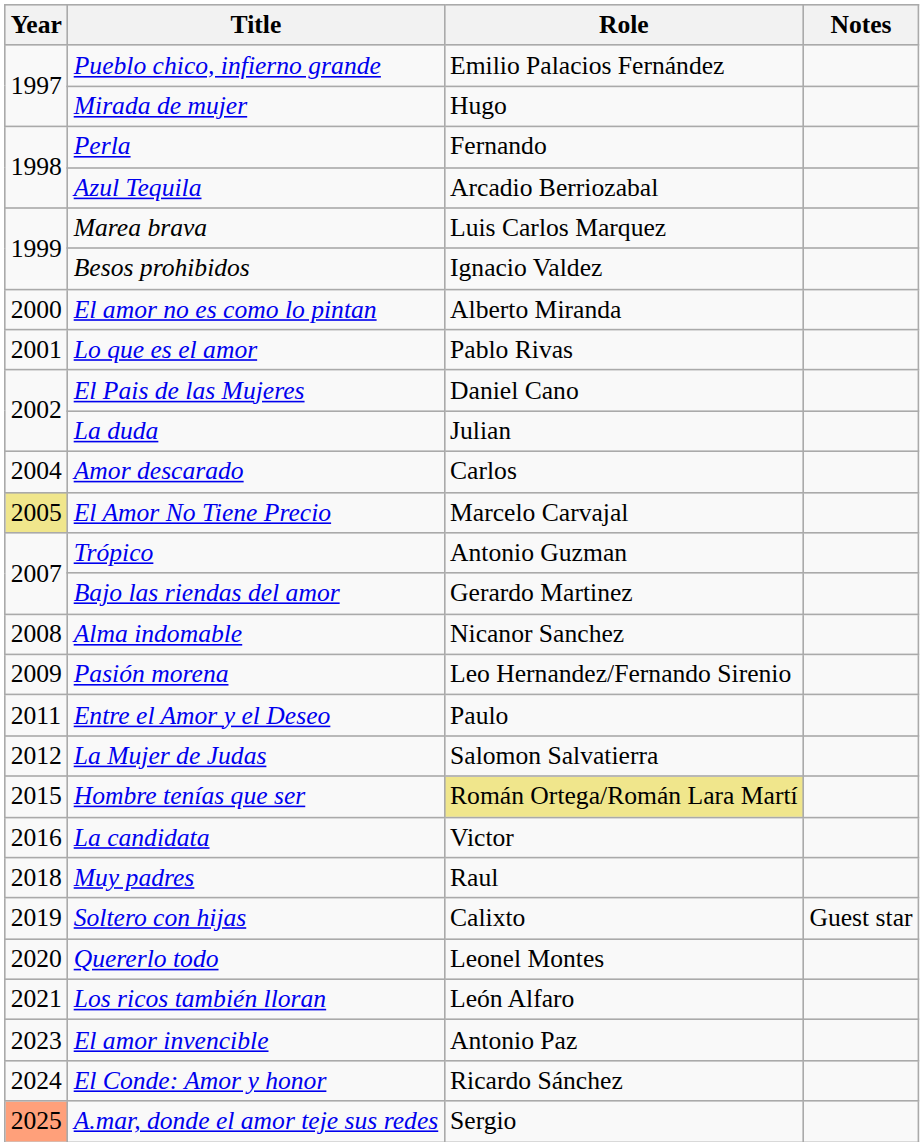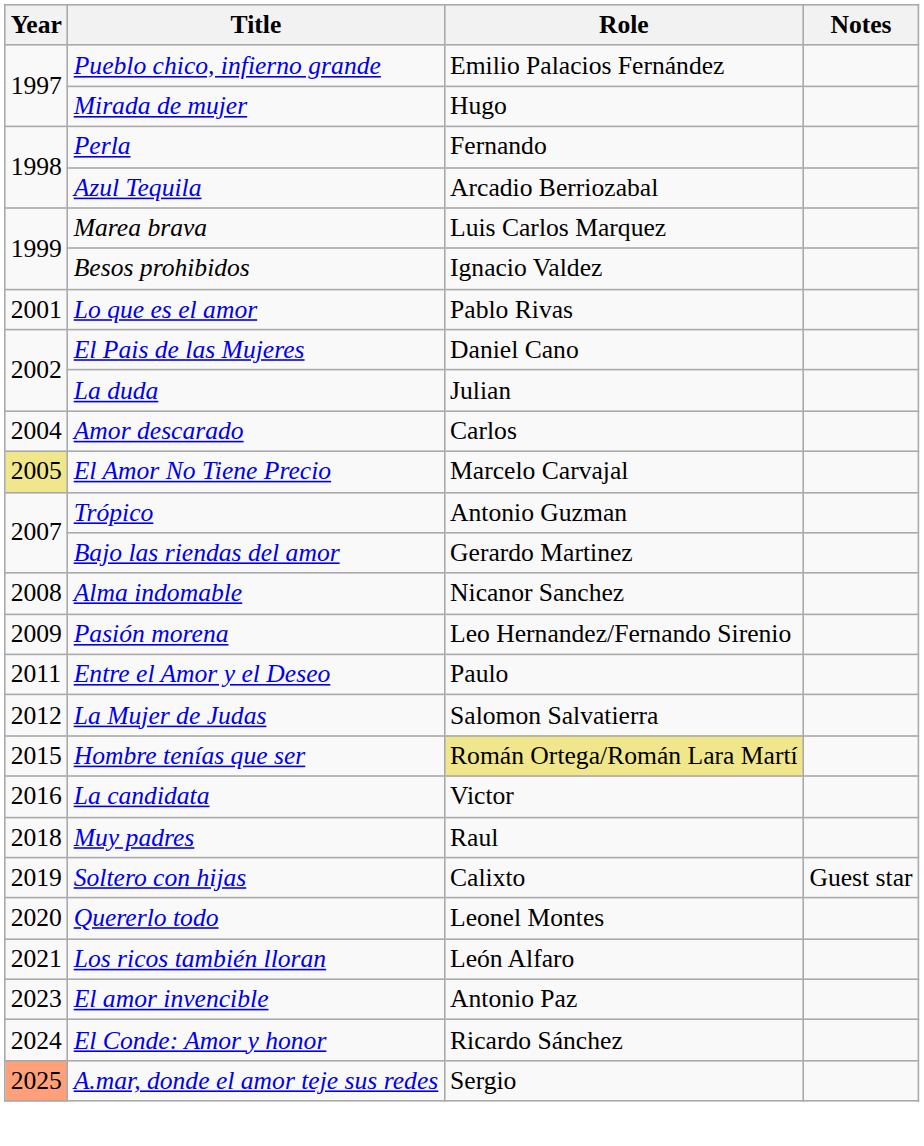- row: (225, 308)
